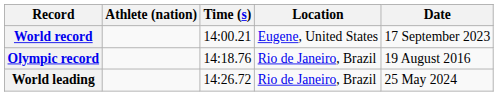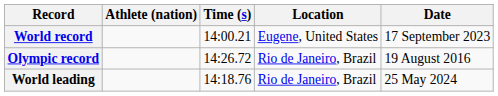(227, 58) 14:18.76 -> (227, 58) 14:26.72
(227, 79) 14:26.72 -> (227, 79) 14:18.76
